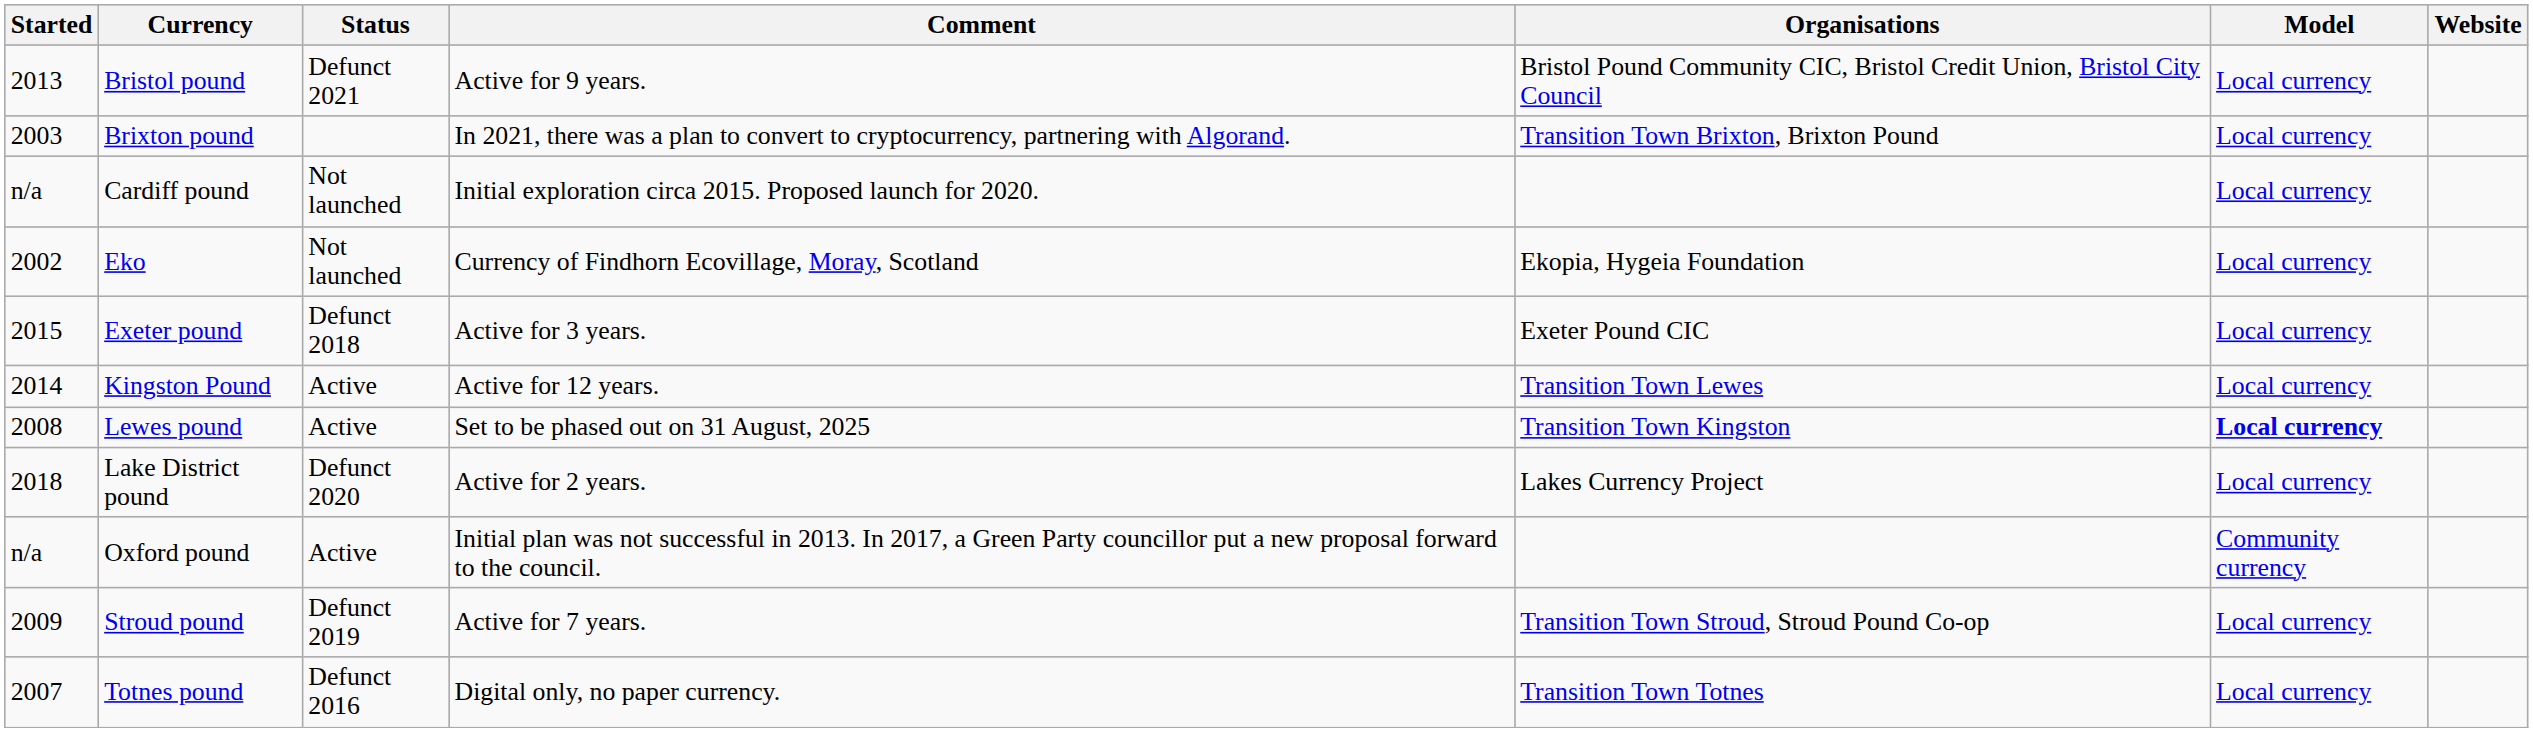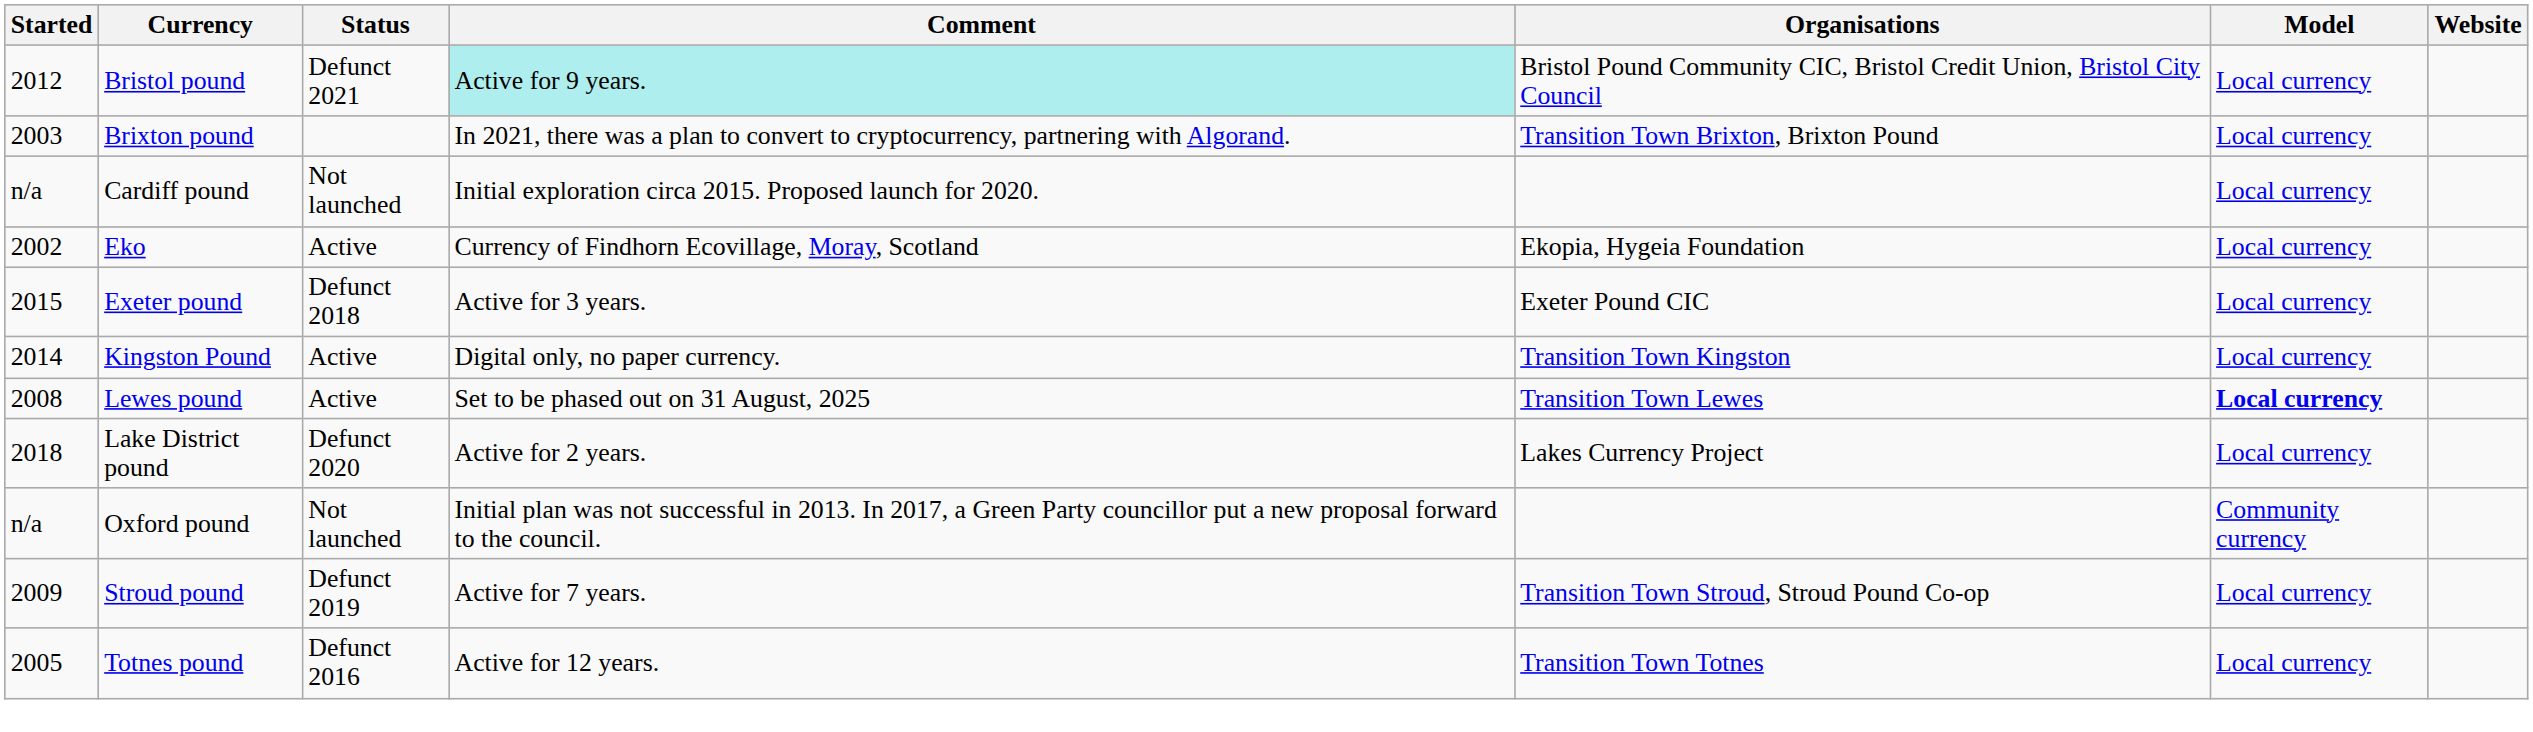(37, 80) 2013 -> (37, 80) 2012
(550, 80) no background -> (550, 80) paleturquoise background
(355, 260) Not launched -> (343, 246) Active
(557, 385) Active for 12 years. -> (617, 356) Digital only, no paper currency.
(1642, 385) Transition Town Lewes -> (1655, 356) Transition Town Kingston
(1655, 426) Transition Town Kingston -> (1642, 397) Transition Town Lewes
(343, 552) Active -> (355, 523) Not launched
(37, 691) 2007 -> (37, 662) 2005
(617, 691) Digital only, no paper currency. -> (557, 662) Active for 12 years.
